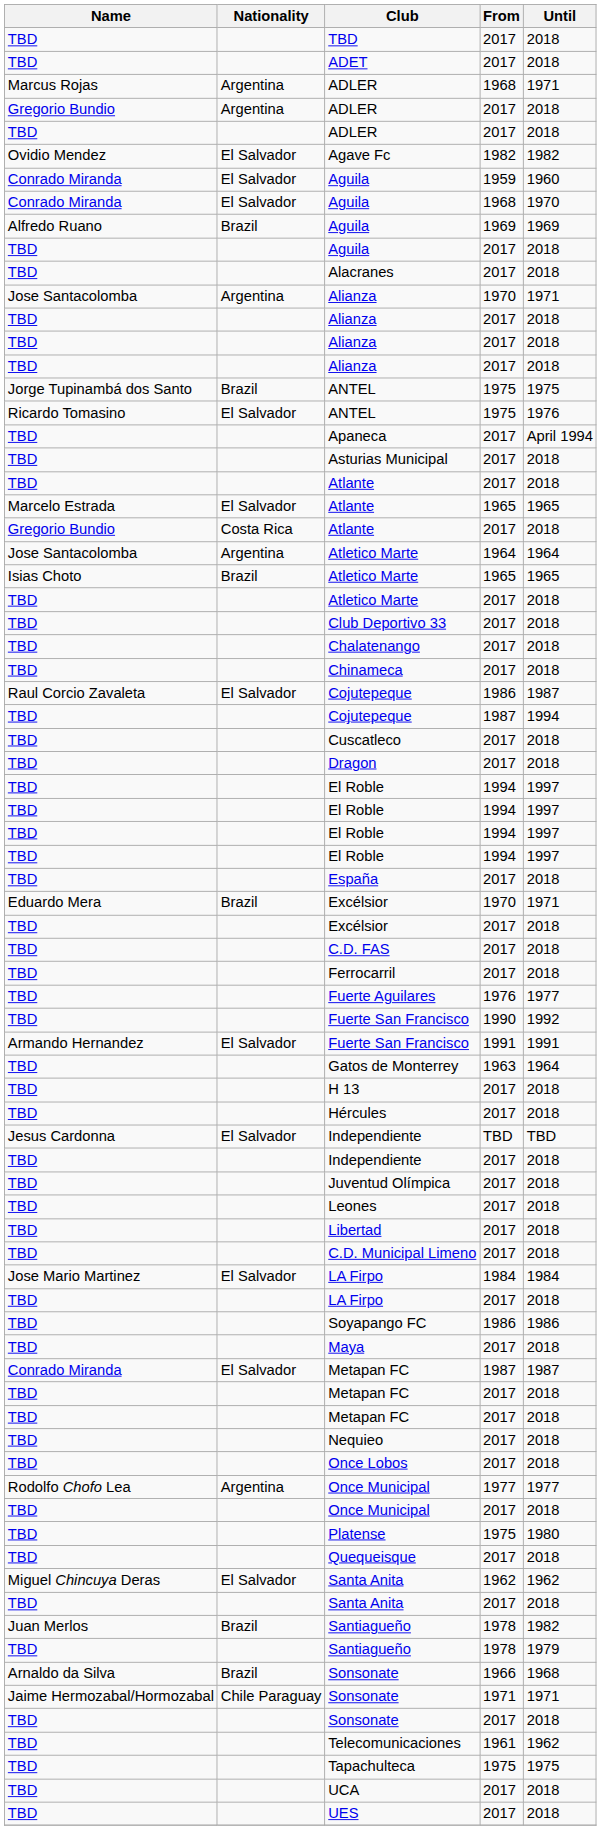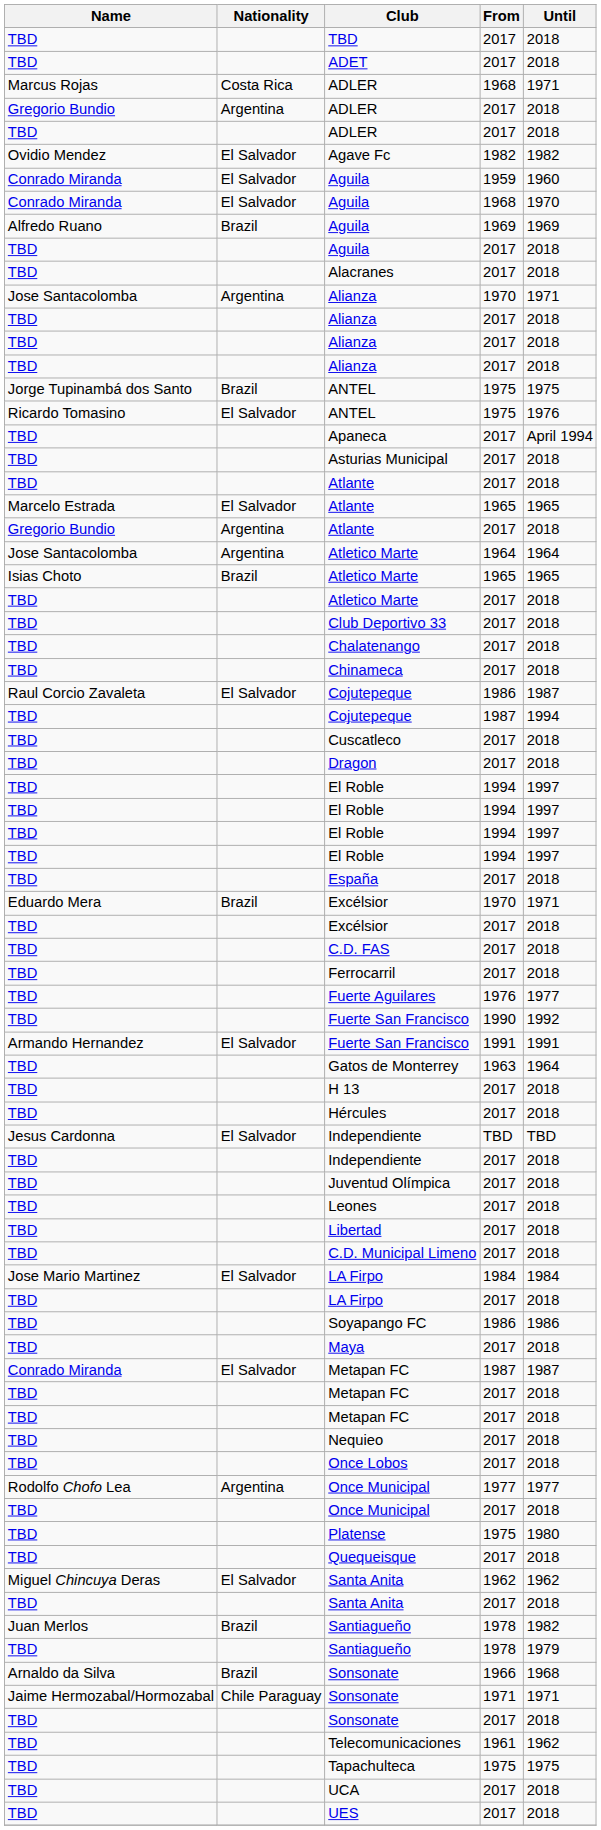(252, 86) Argentina -> (257, 86) Costa Rica
(257, 529) Costa Rica -> (252, 529) Argentina
